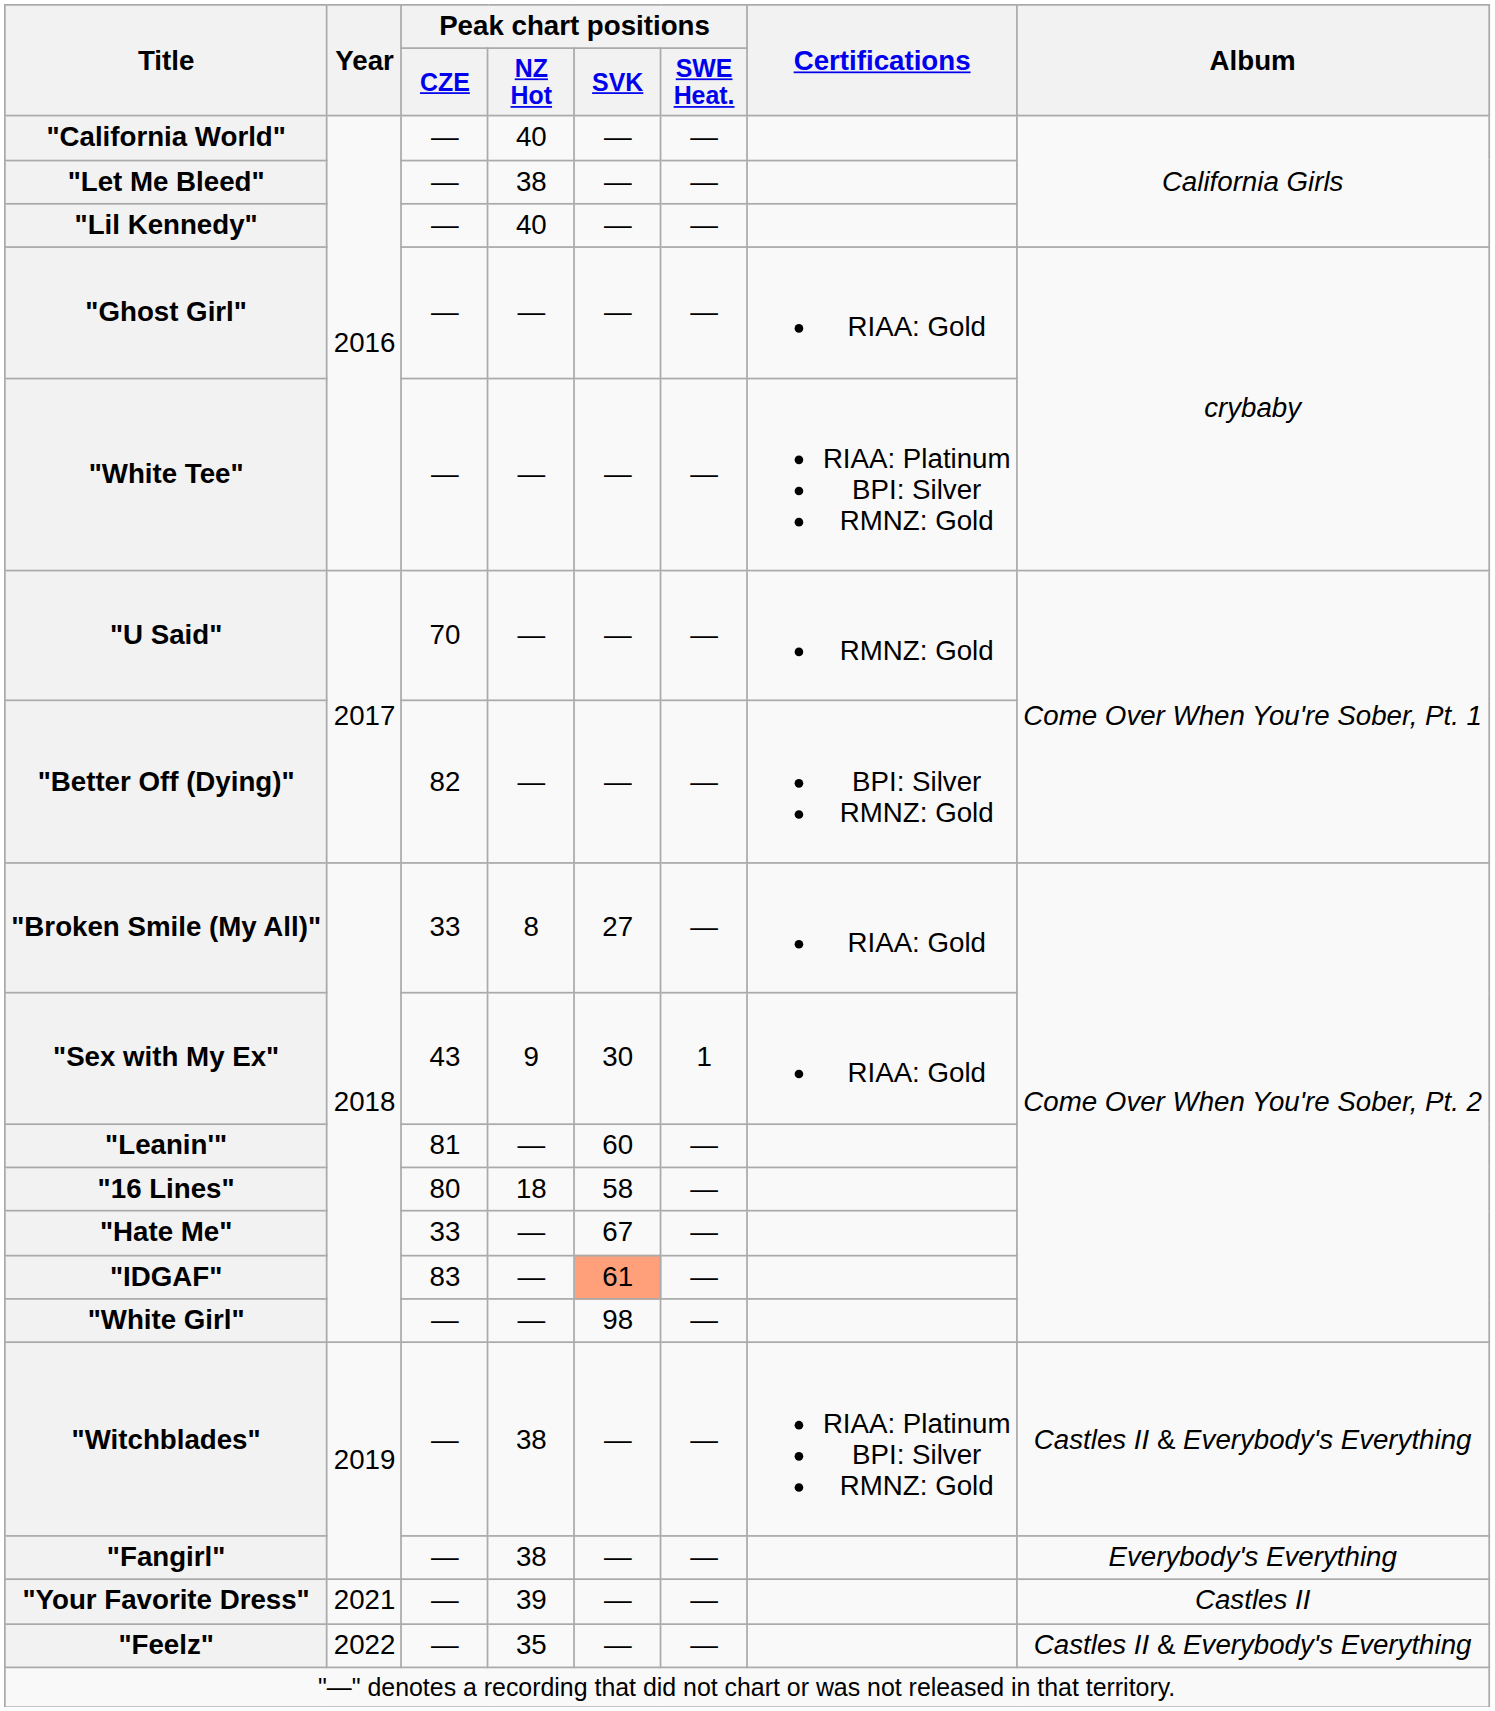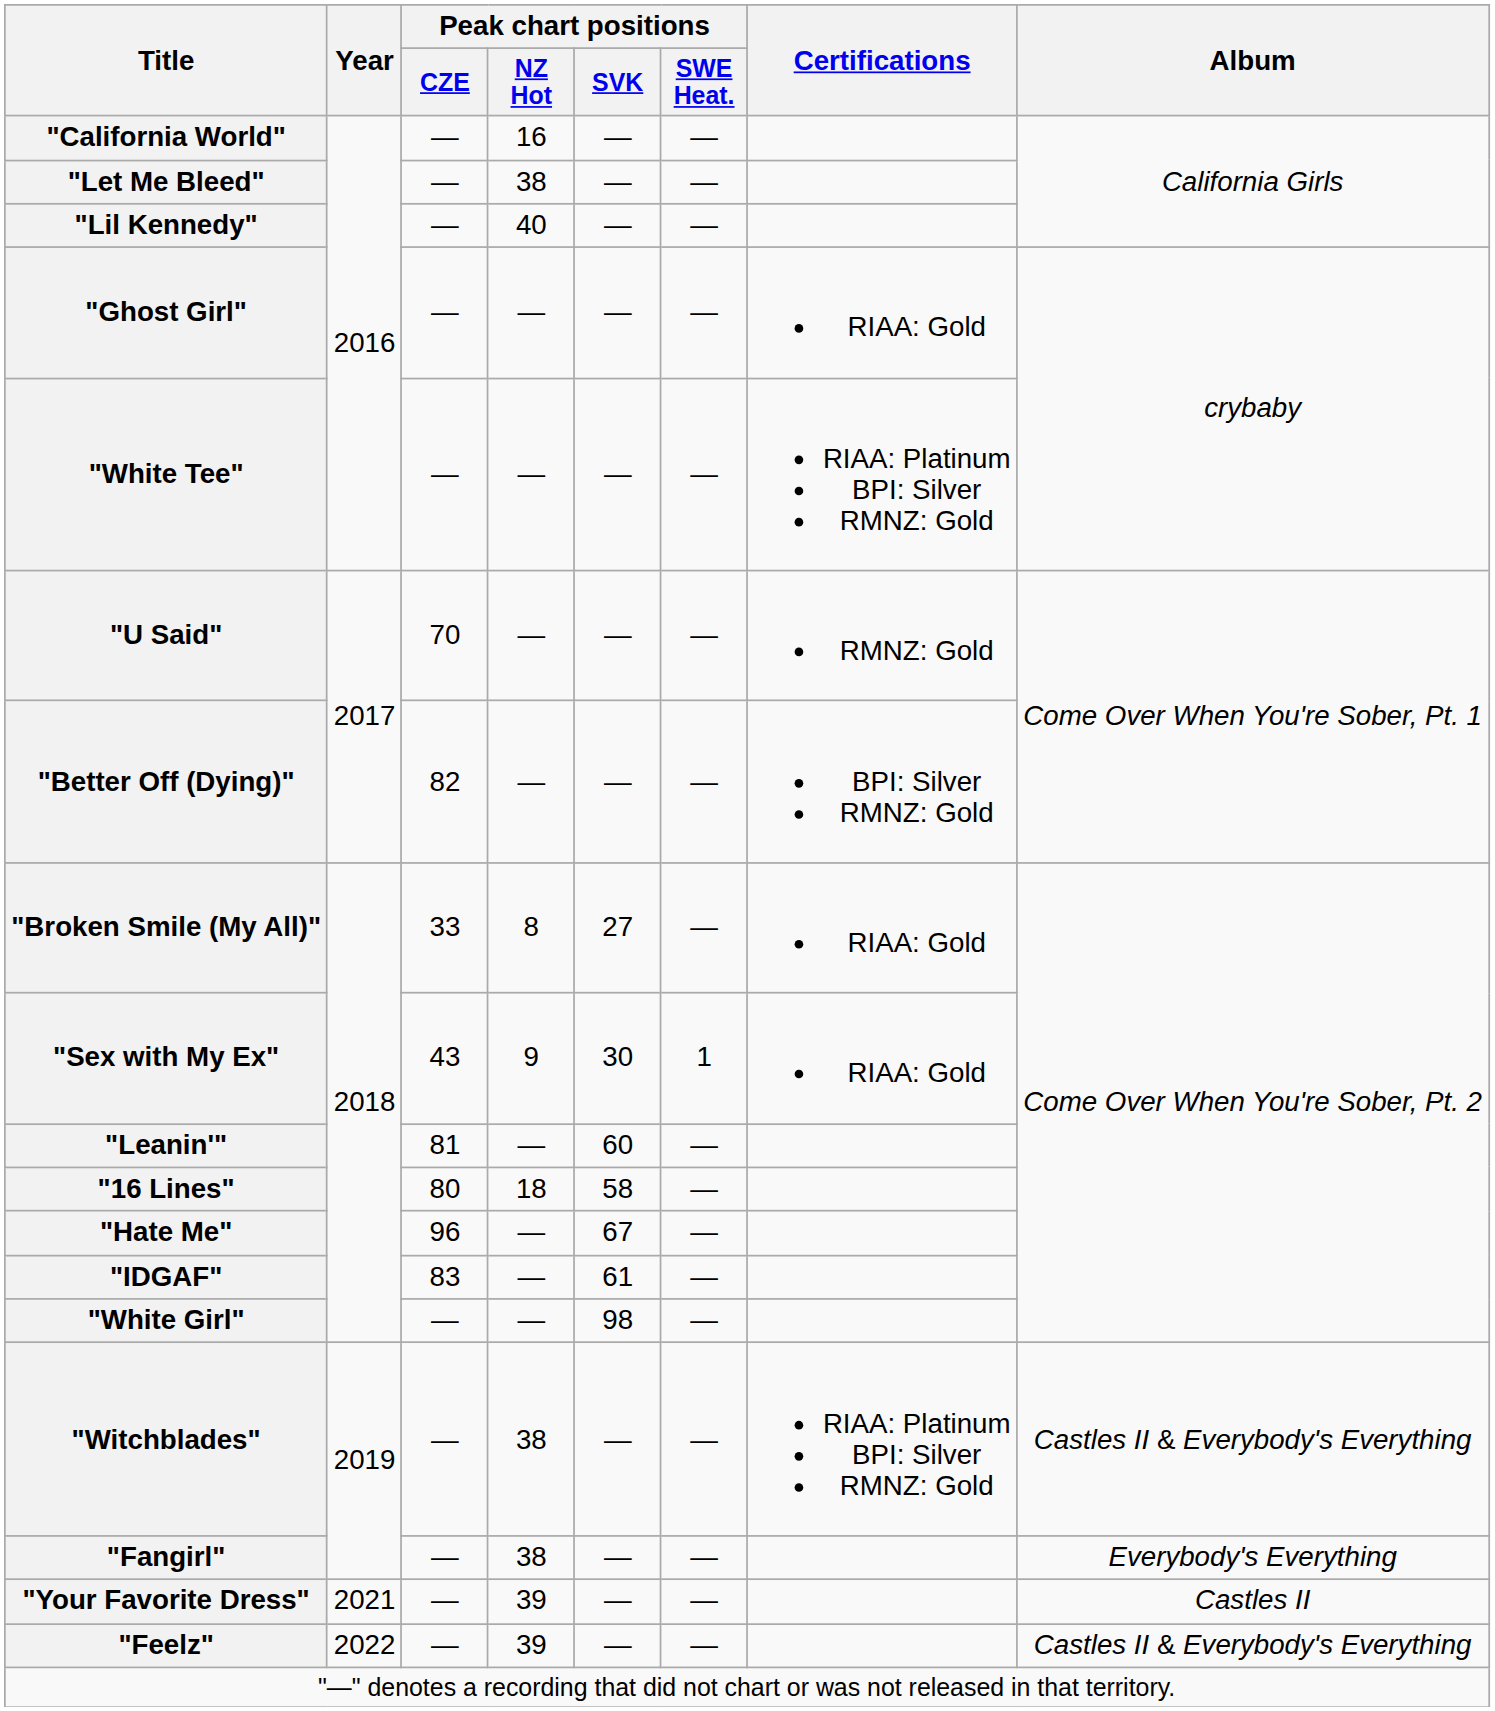(531, 137) 40 -> (531, 137) 16
(445, 1232) 33 -> (445, 1232) 96
(618, 1276) lightsalmon background -> (618, 1276) no background
(531, 1644) 35 -> (531, 1644) 39
